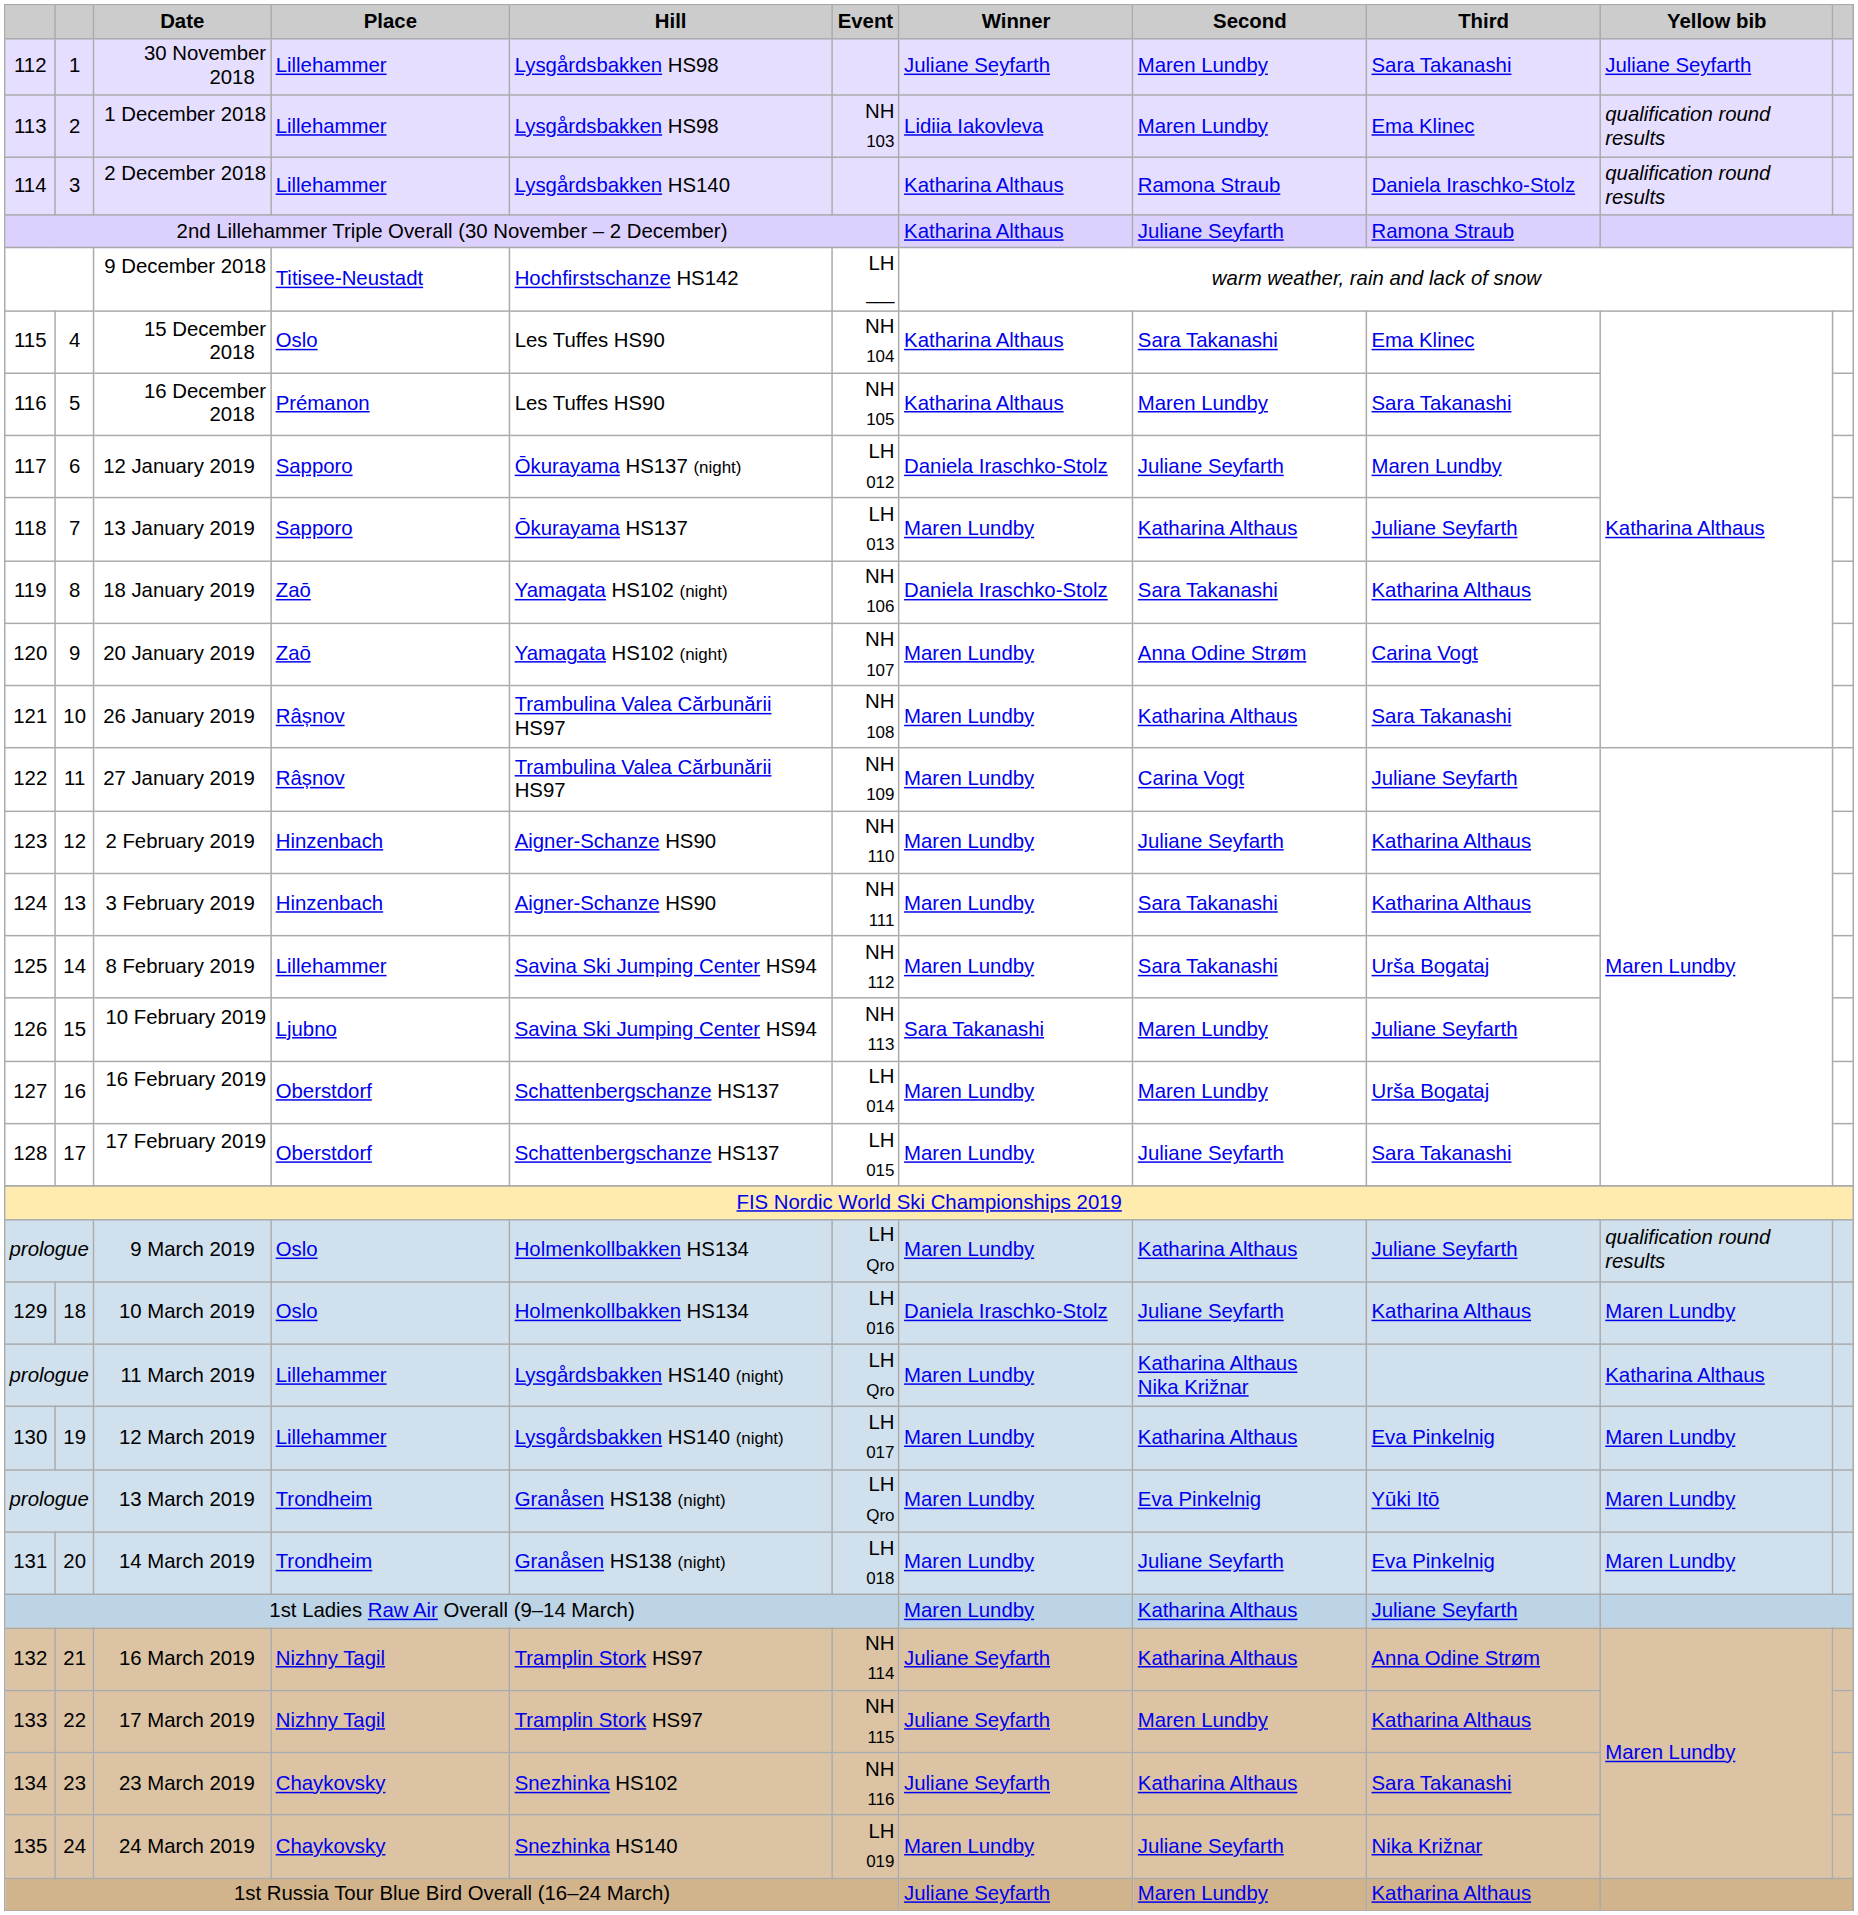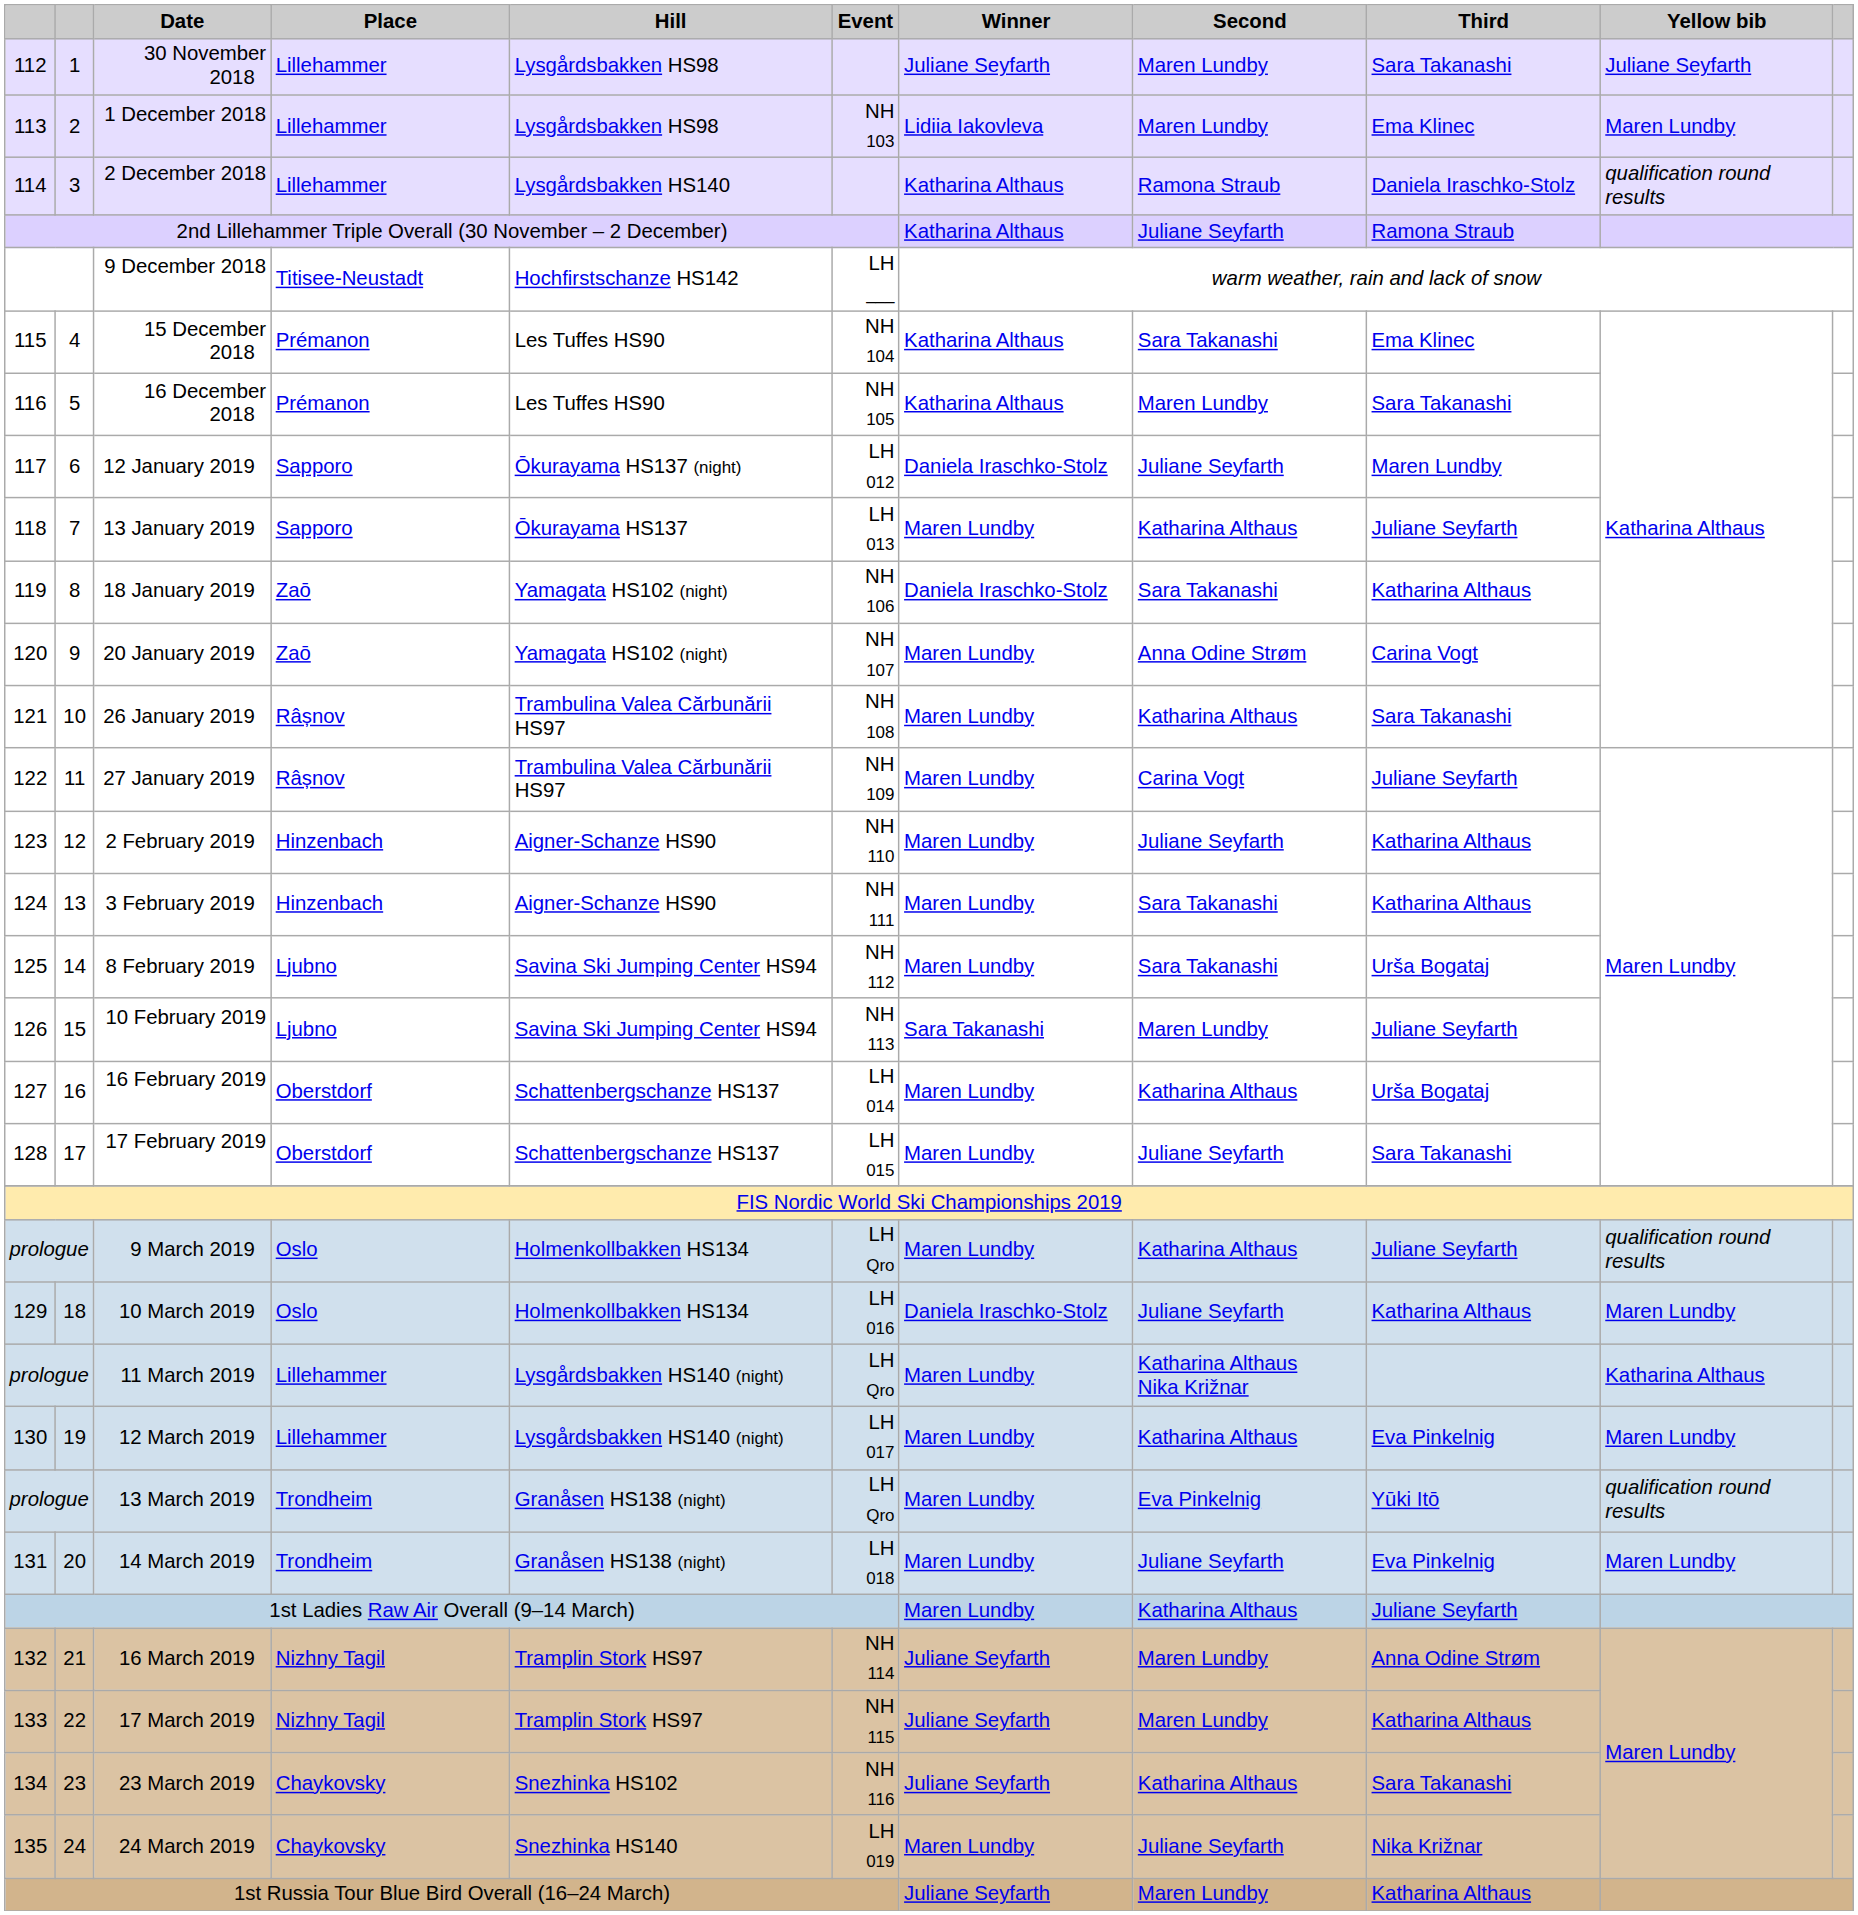(1688, 125) qualification round results -> (1670, 125) Maren Lundby
(297, 341) Oslo -> (323, 341) Prémanon
(331, 966) Lillehammer -> (306, 966) Ljubno
(1203, 1091) Maren Lundby -> (1218, 1091) Katharina Althaus
(1670, 1499) Maren Lundby -> (1688, 1499) qualification round results
(1218, 1658) Katharina Althaus -> (1203, 1658) Maren Lundby
